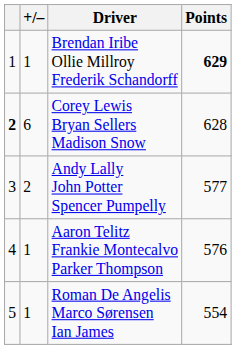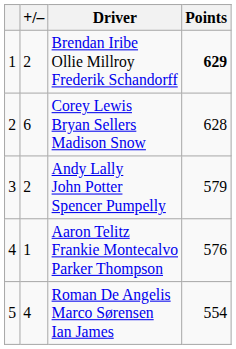(27, 61) 1 -> (27, 61) 2
(12, 124) bold -> (12, 124) normal
(215, 187) 577 -> (215, 187) 579
(27, 313) 1 -> (27, 313) 4
